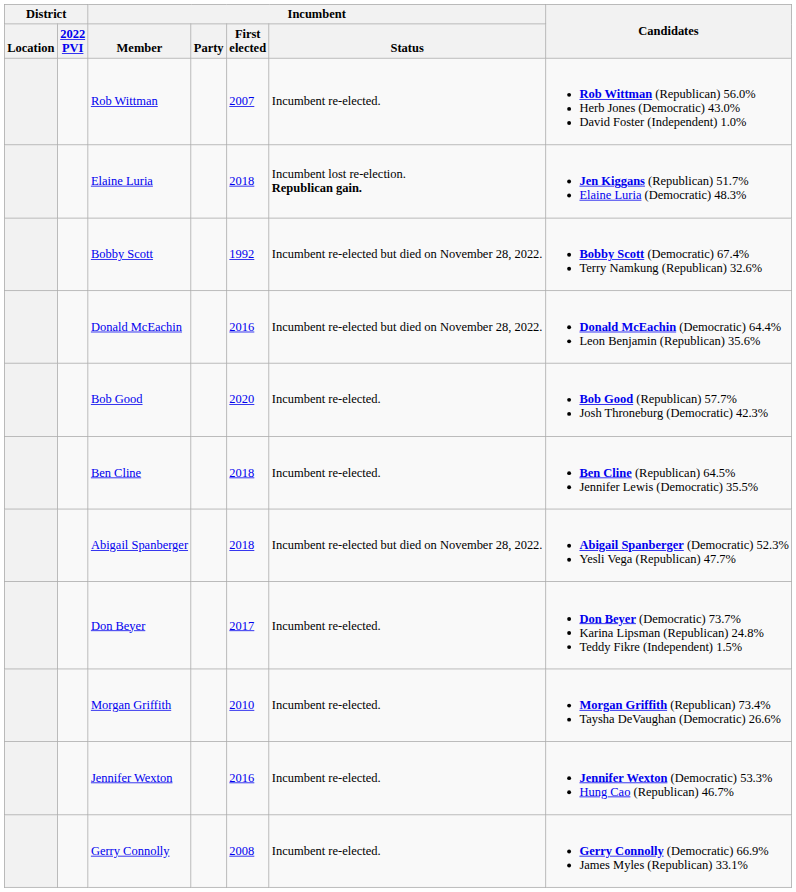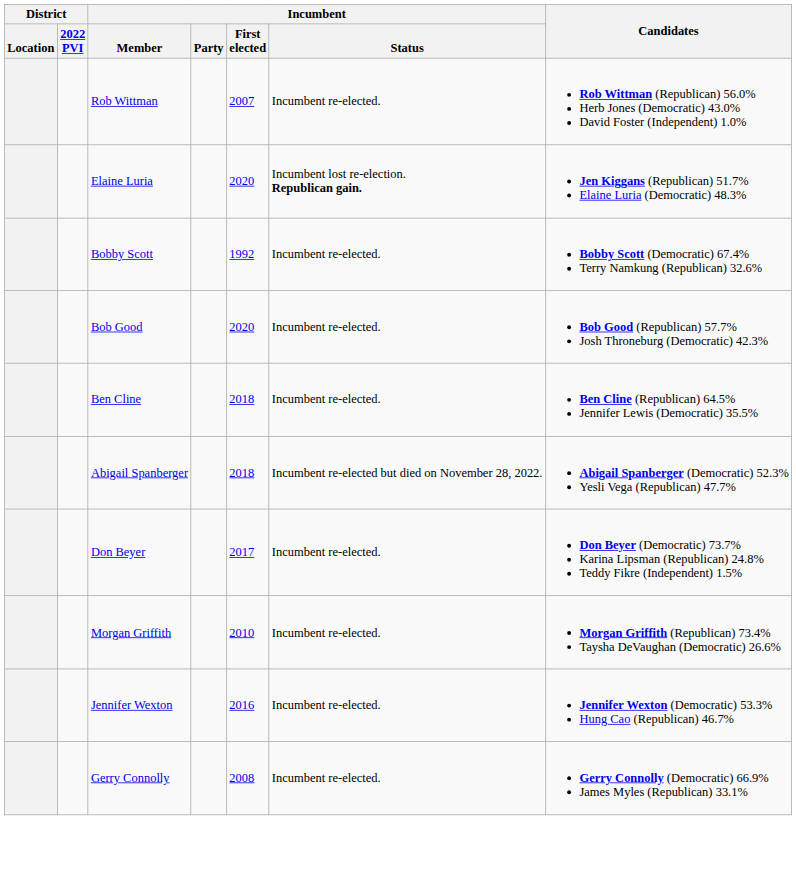(242, 181) 2018 -> (242, 181) 2020
(407, 254) Incumbent re-elected but died on November 28, 2022. -> (326, 254) Incumbent re-elected.
- row: (136, 327)
